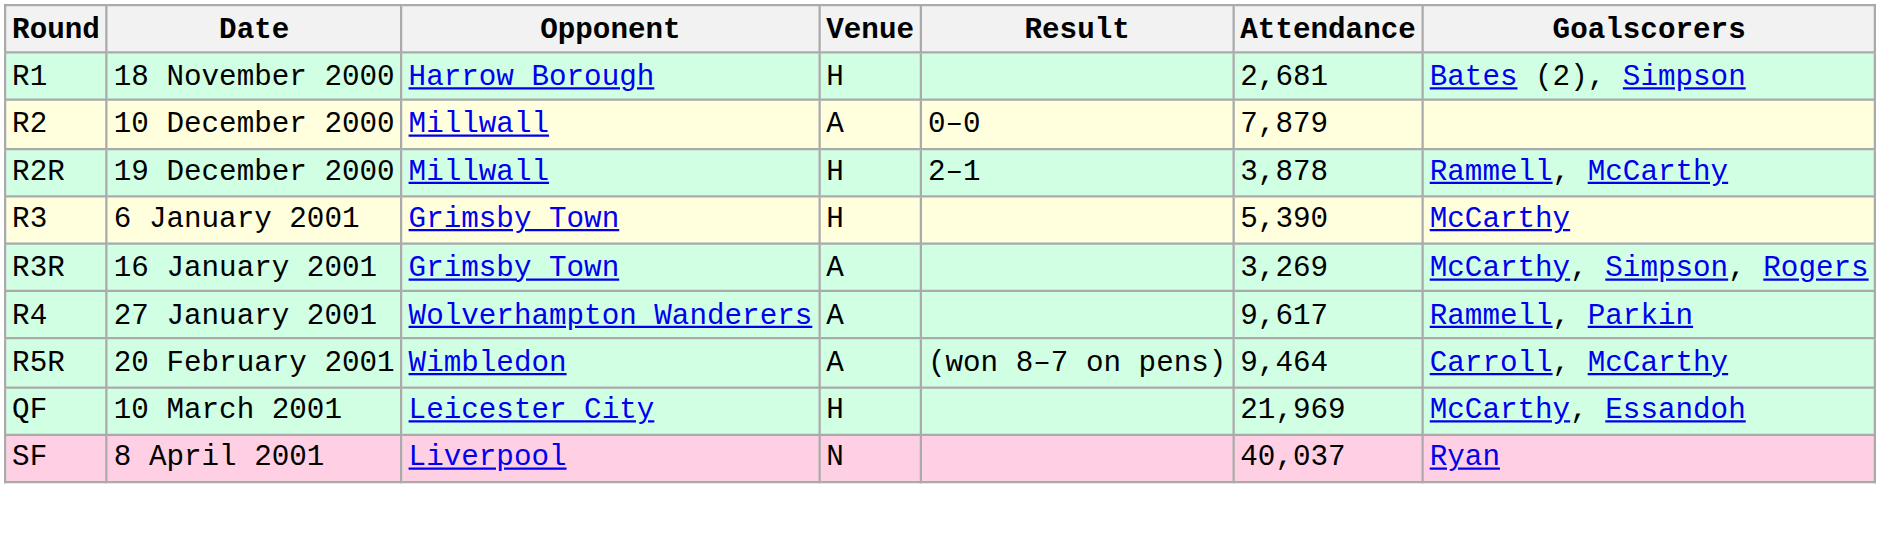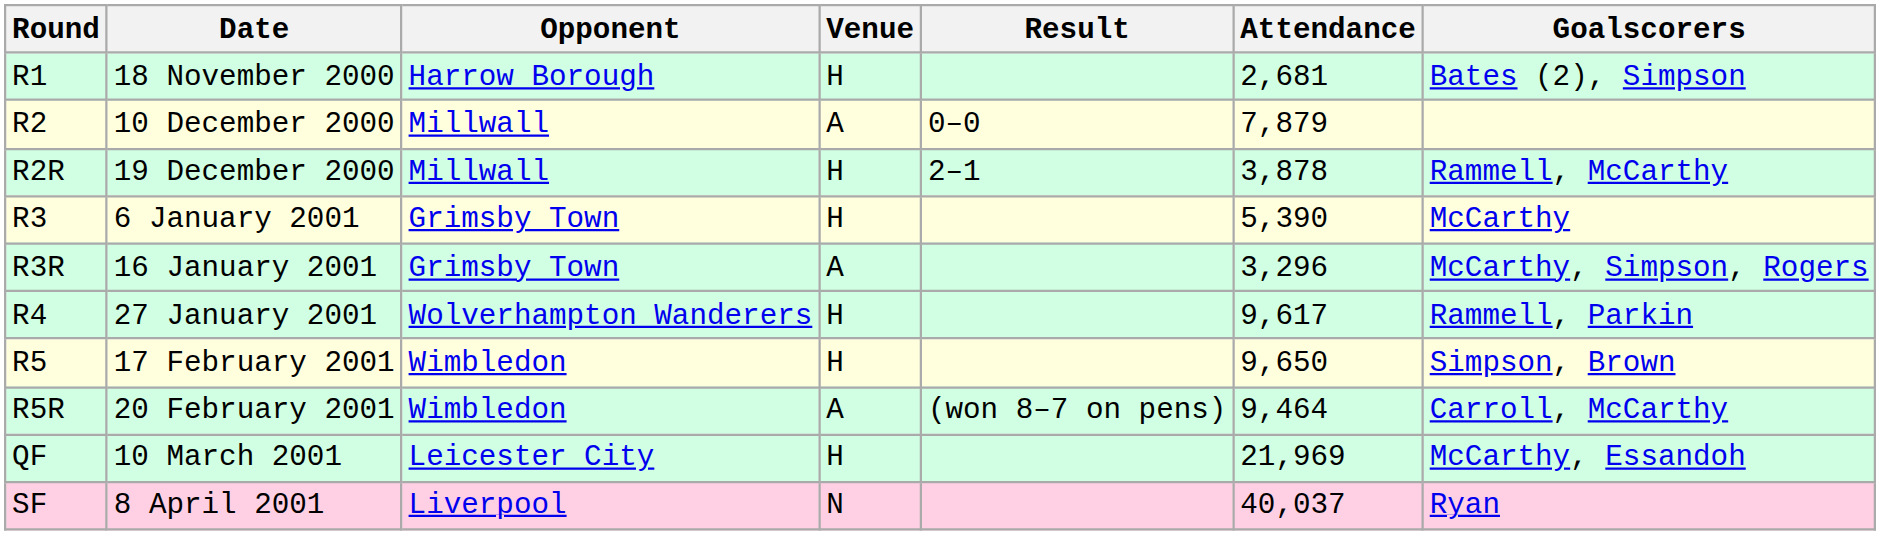(1284, 267) 3,269 -> (1284, 267) 3,296
(835, 315) A -> (835, 315) H
+ row: (30, 363)
